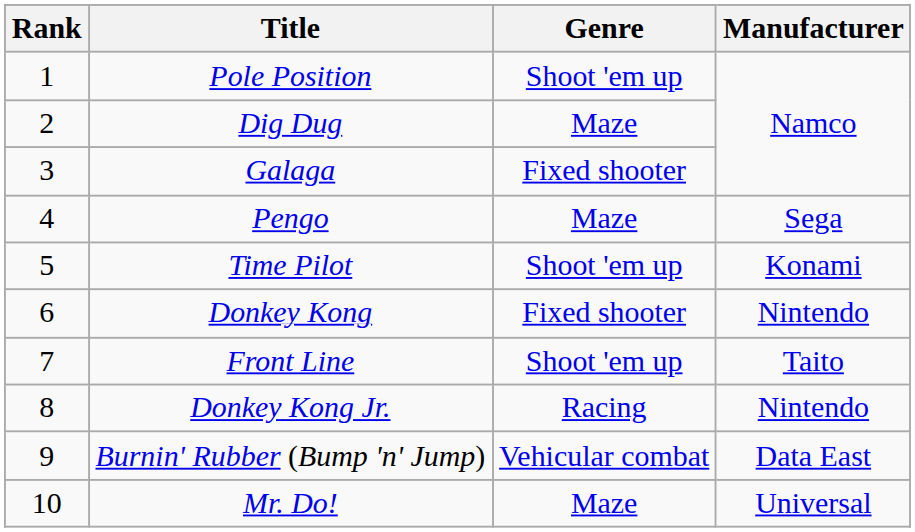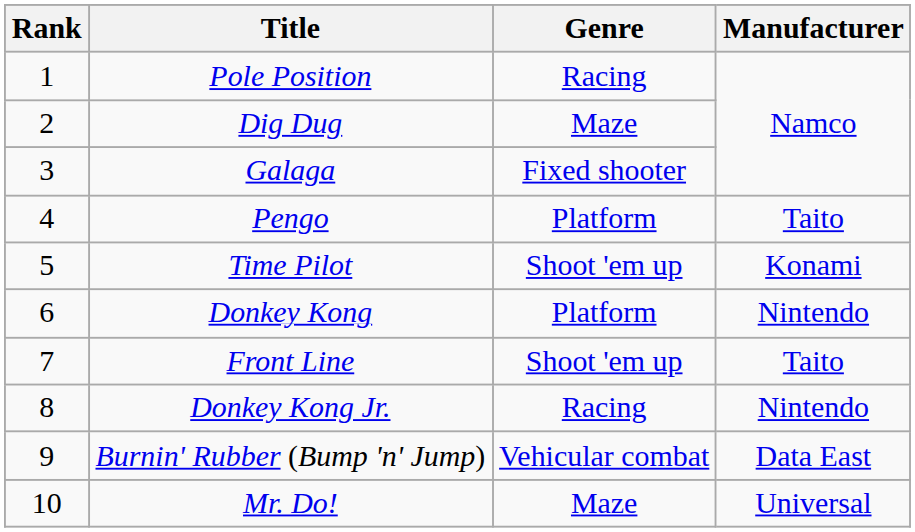(604, 75) Shoot 'em up -> (604, 75) Racing
(604, 218) Maze -> (604, 218) Platform
(813, 218) Sega -> (813, 218) Taito
(604, 312) Fixed shooter -> (604, 312) Platform
